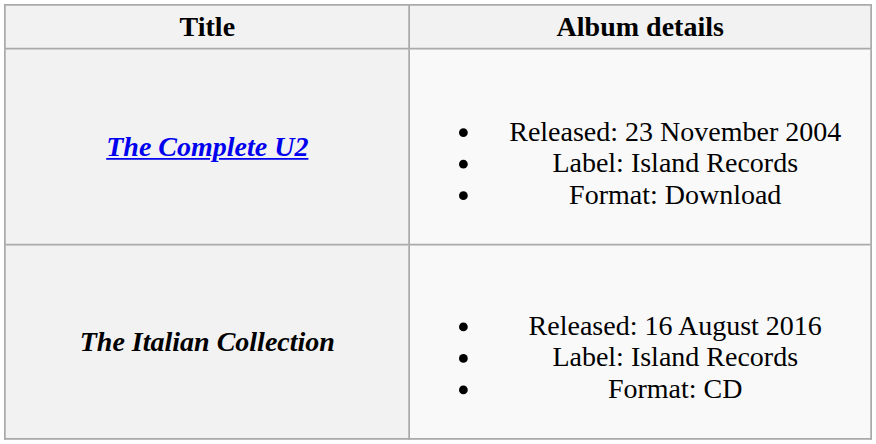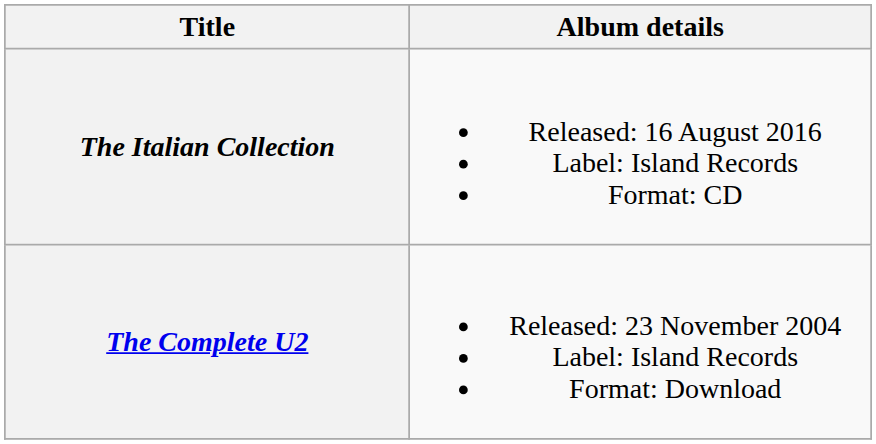rows swapped: (207, 146) <-> (207, 341)
